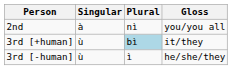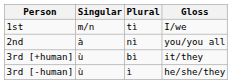+ row: (15, 27)
(132, 42) lightblue background -> (132, 57) no background
